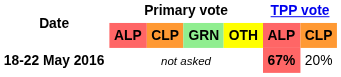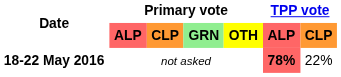(281, 60) 67% -> (281, 60) 78%
(319, 60) 20% -> (319, 60) 22%
